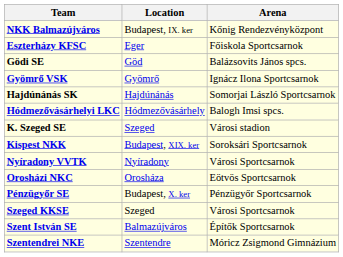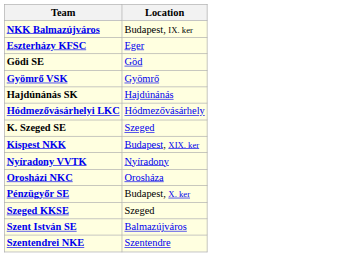- column: (273, 12)
